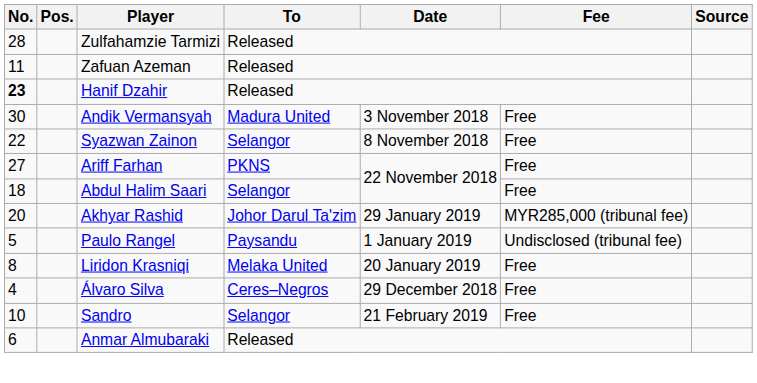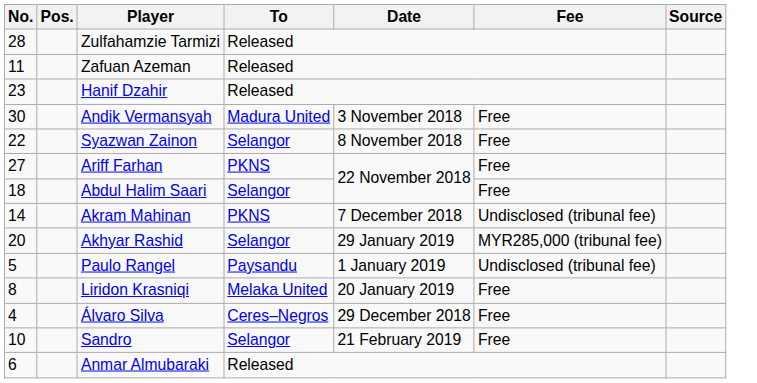(17, 91) bold -> (17, 91) normal
+ row: (136, 215)
(292, 215) Johor Darul Ta'zim -> (259, 240) Selangor
